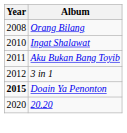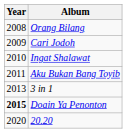+ row: (53, 43)
(16, 74) 2012 -> (16, 89) 2013
